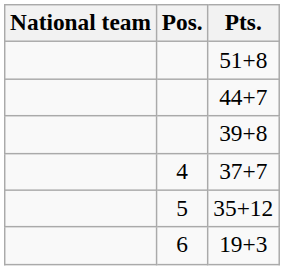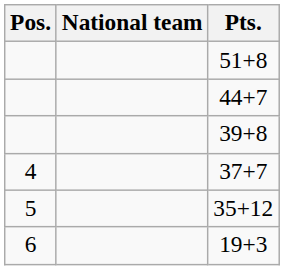columns swapped: (182, 23) <-> (81, 23)
